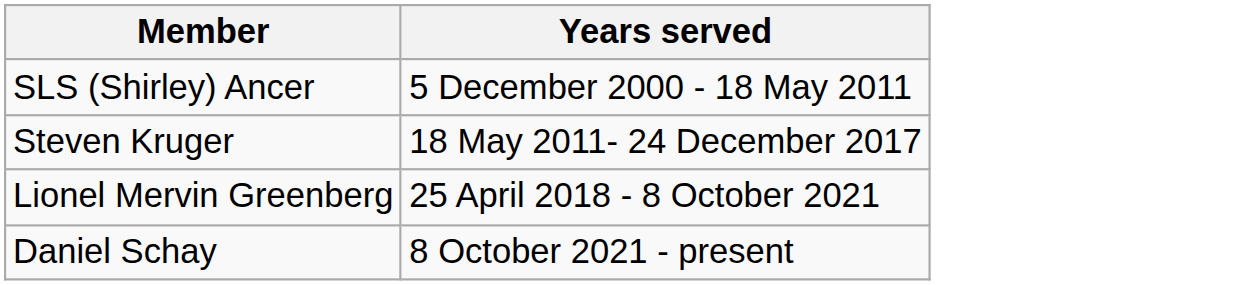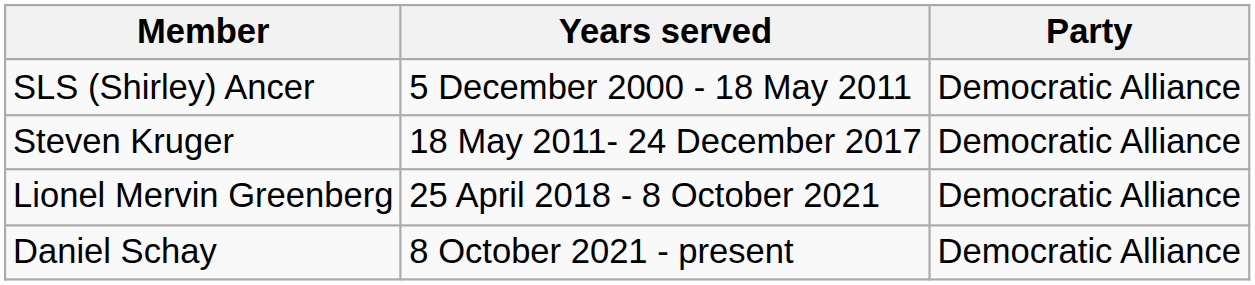+ column: (1089, 31)
